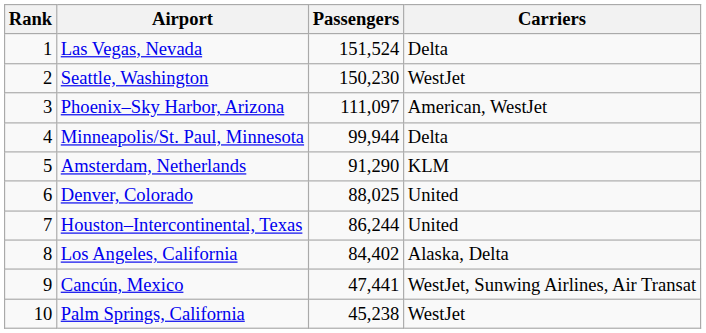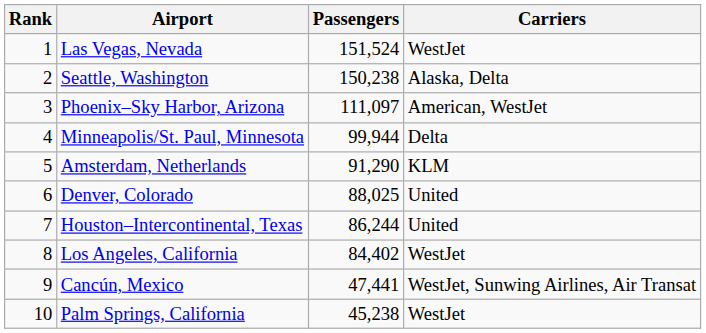(428, 48) Delta -> (436, 48) WestJet
(369, 78) 150,230 -> (369, 78) 150,238
(436, 78) WestJet -> (458, 78) Alaska, Delta
(458, 254) Alaska, Delta -> (436, 254) WestJet
